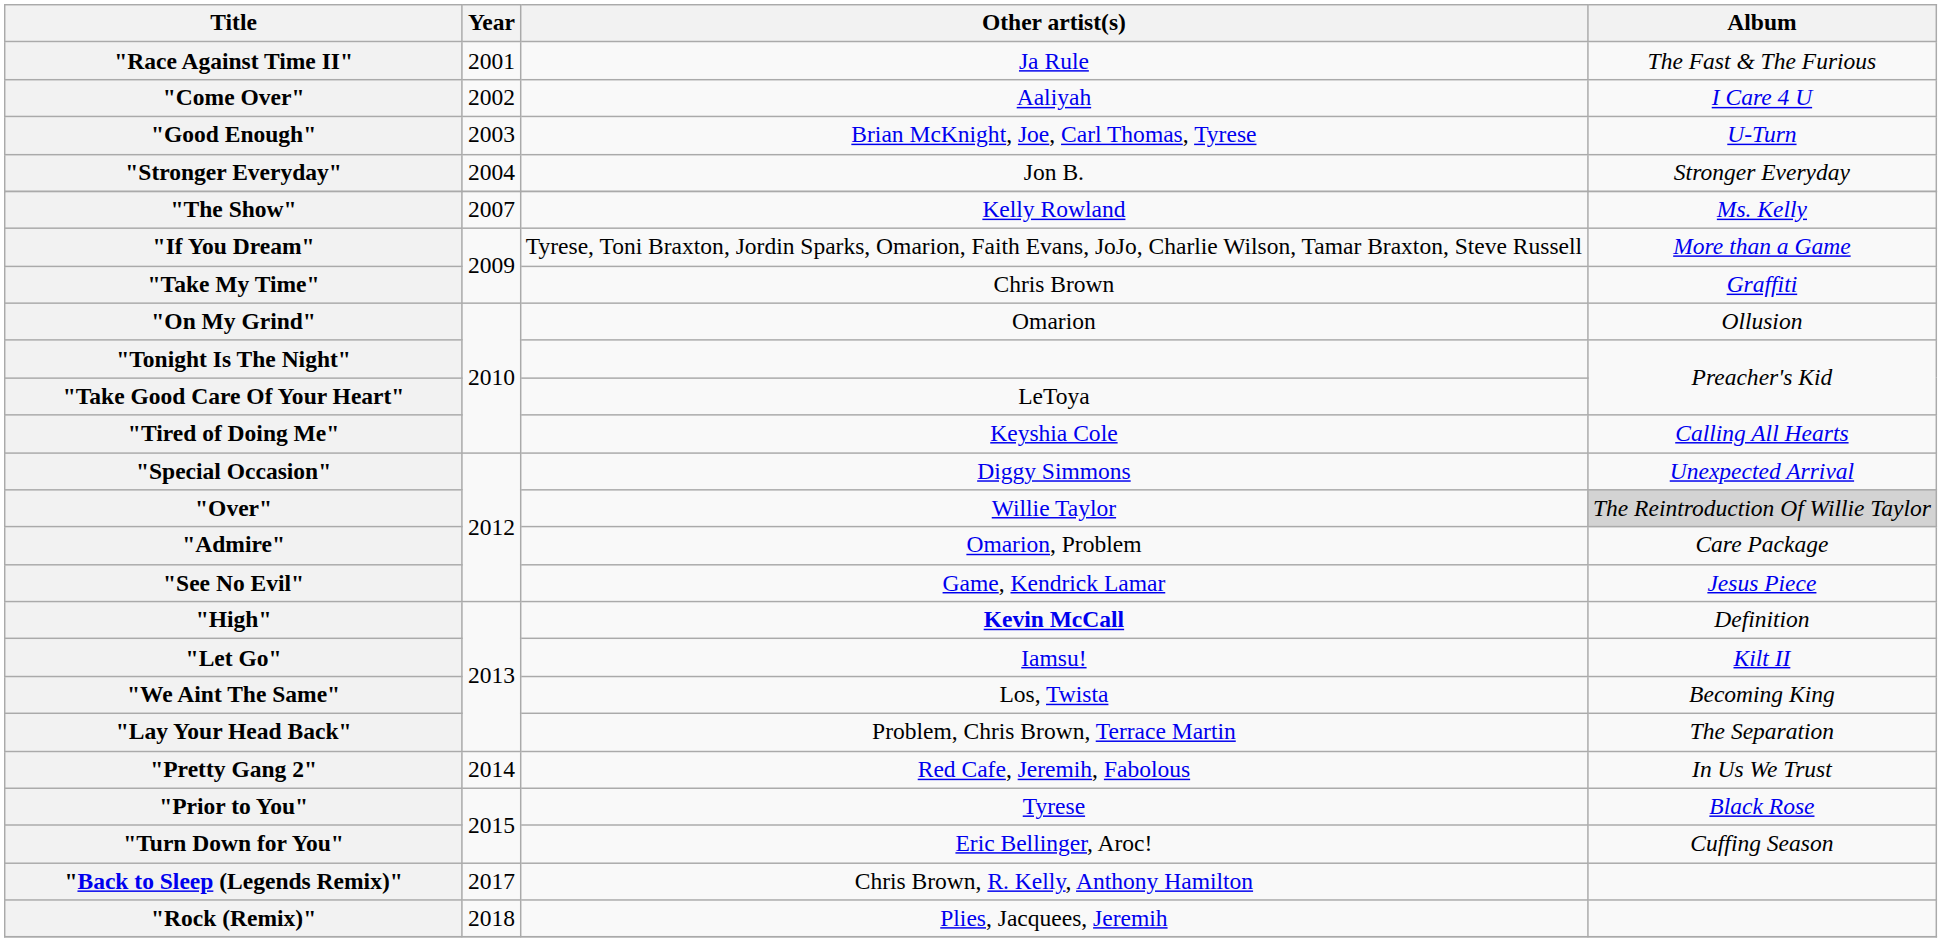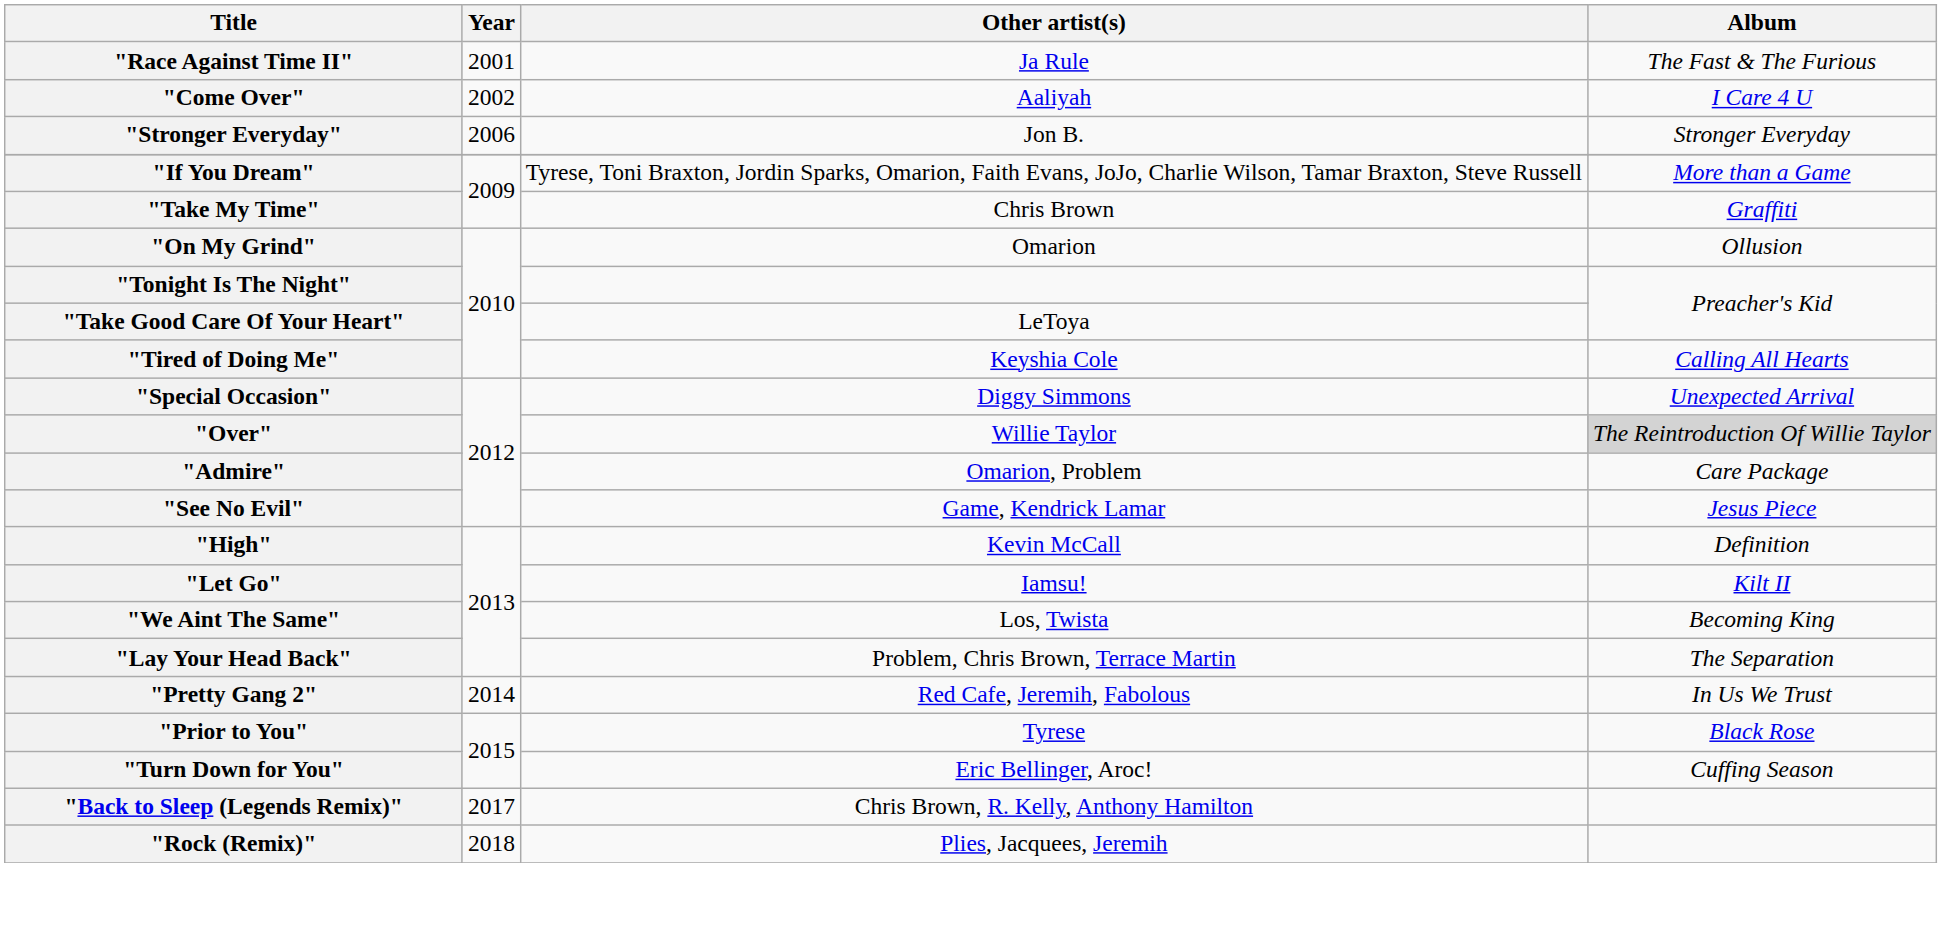- row: (234, 135)
(491, 172) 2004 -> (491, 135) 2006
- row: (234, 209)
(1054, 619) bold -> (1054, 545) normal
